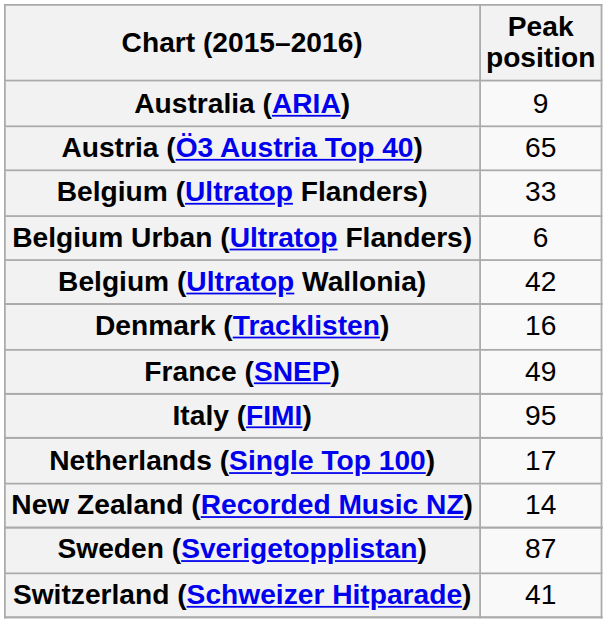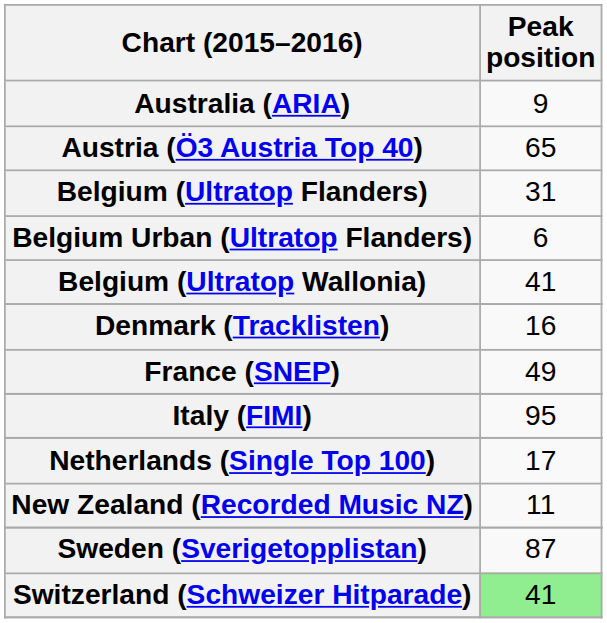(541, 192) 33 -> (541, 192) 31
(541, 281) 42 -> (541, 281) 41
(541, 505) 14 -> (541, 505) 11
(541, 594) no background -> (541, 594) lightgreen background
